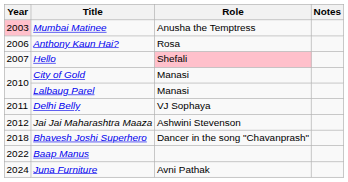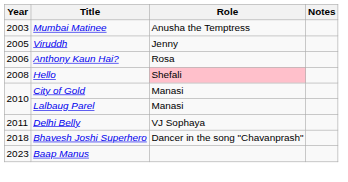(18, 28) pink background -> (18, 28) no background
+ row: (50, 43)
(18, 59) 2007 -> (18, 75) 2008
- row: (93, 122)
(18, 153) 2022 -> (18, 153) 2023
- row: (65, 169)
